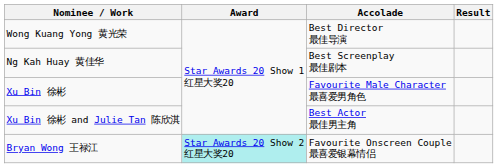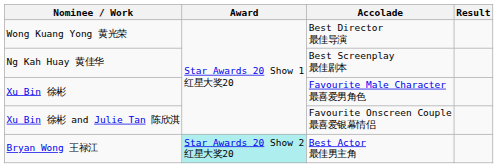(337, 119) Best Actor 最佳男主角 -> (380, 119) Favourite Onscreen Couple 最喜爱银幕情侣
(380, 148) Favourite Onscreen Couple 最喜爱银幕情侣 -> (337, 148) Best Actor 最佳男主角
